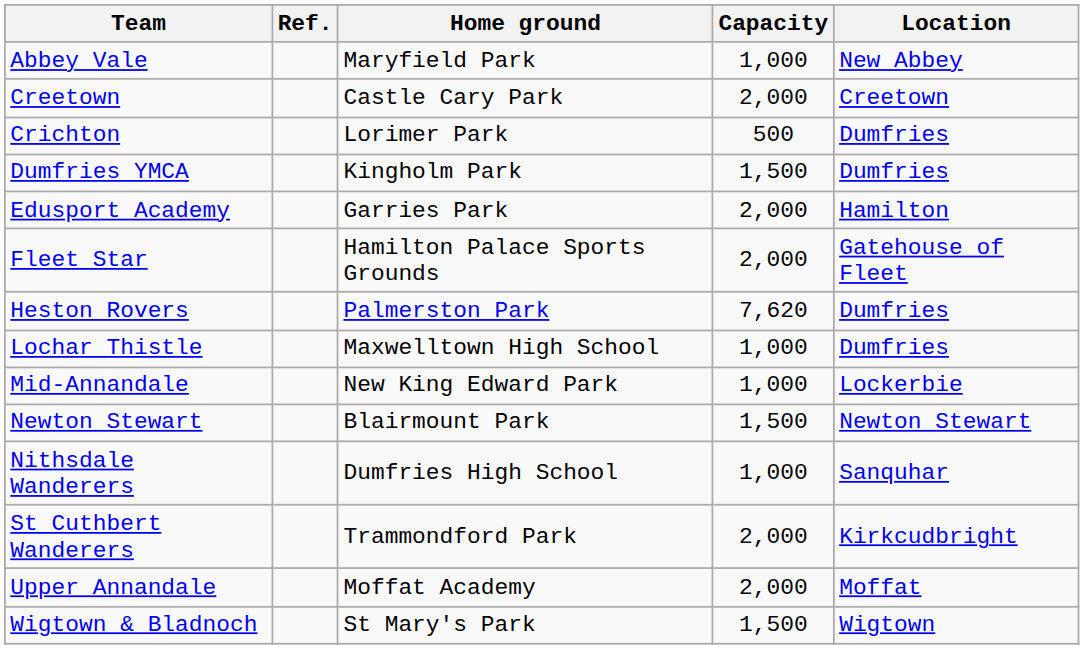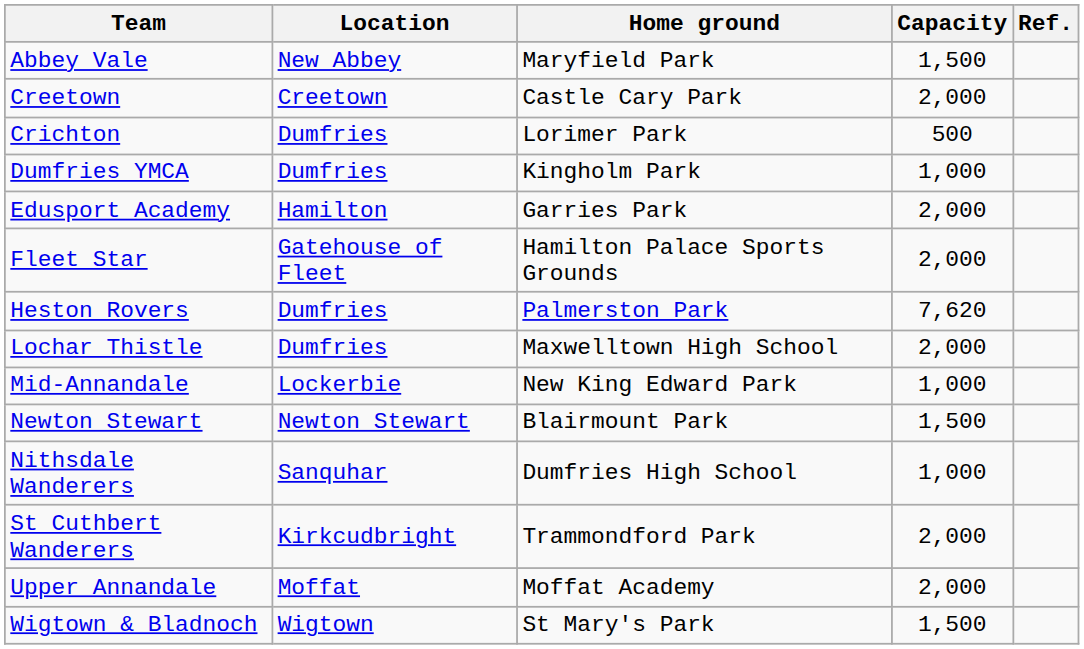columns swapped: (956, 24) <-> (305, 24)
(773, 61) 1,000 -> (952, 61) 1,500
(773, 173) 1,500 -> (952, 173) 1,000
(773, 348) 1,000 -> (952, 348) 2,000
